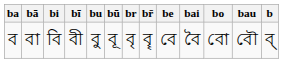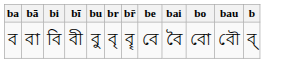- column: (114, 13)
